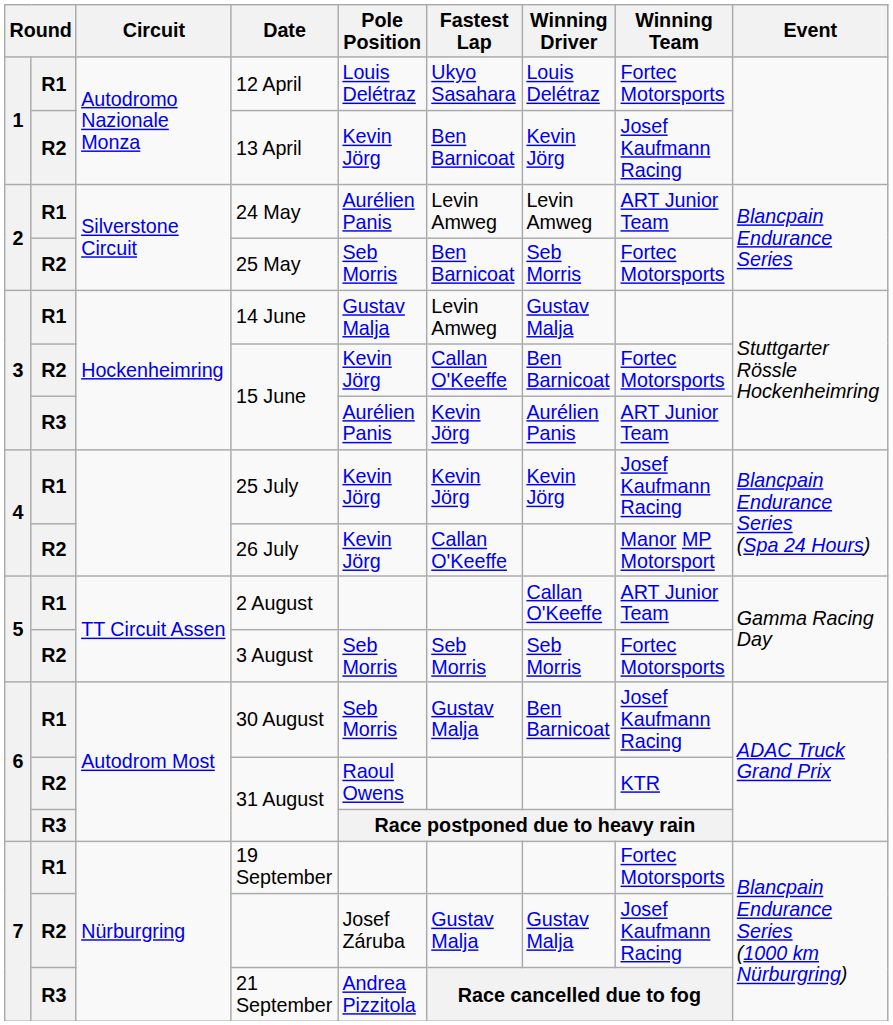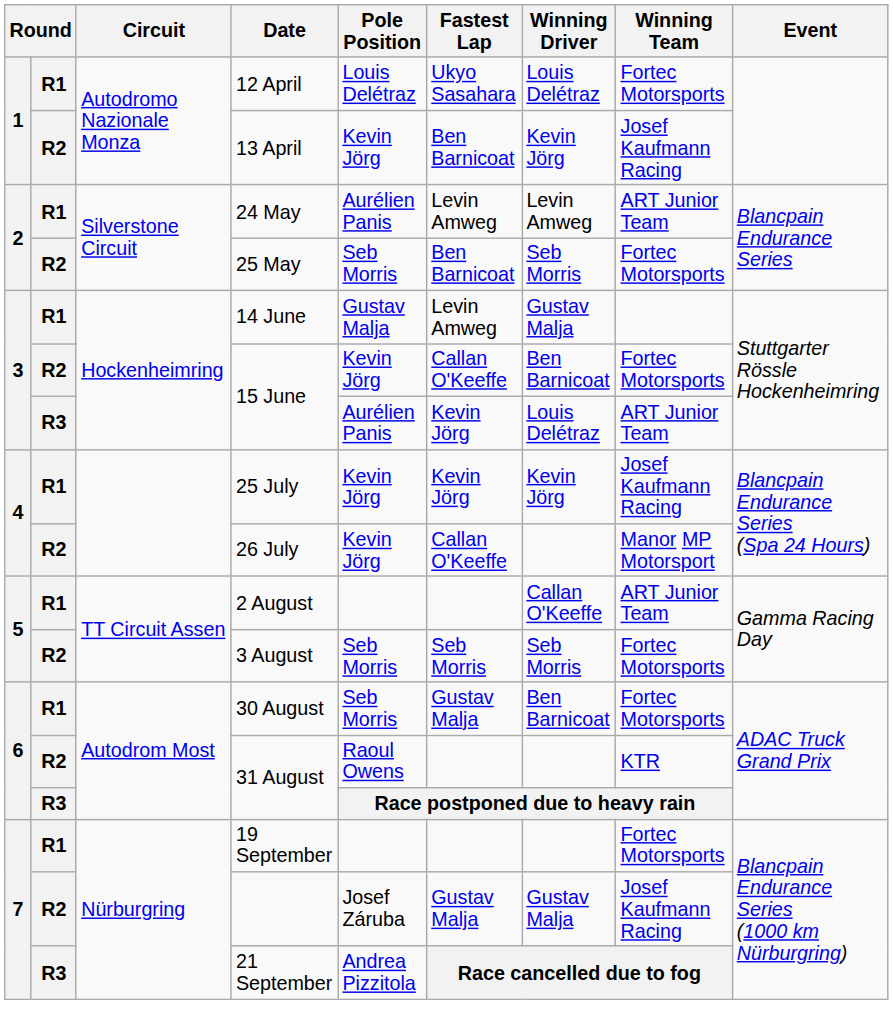(563, 422) Aurélien Panis -> (563, 422) Louis Delétraz
(665, 719) Josef Kaufmann Racing -> (673, 708) Fortec Motorsports
